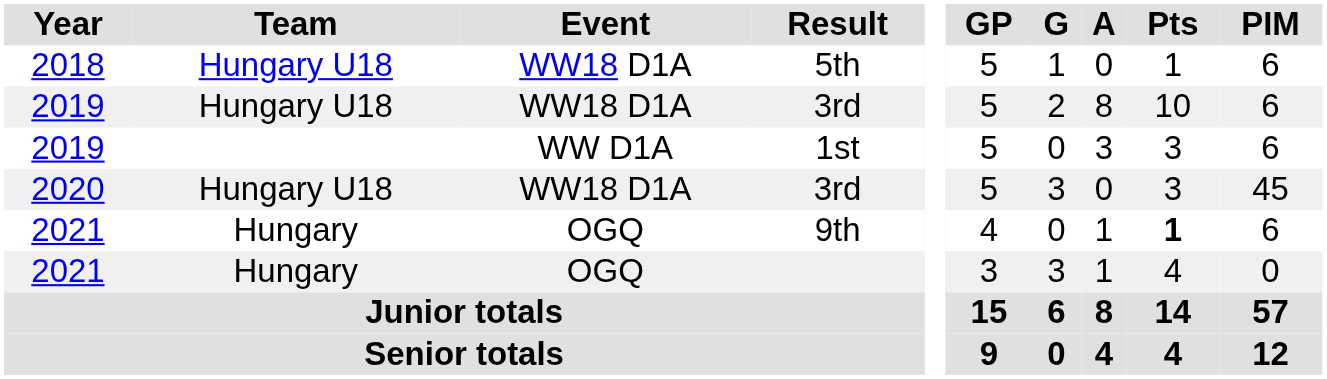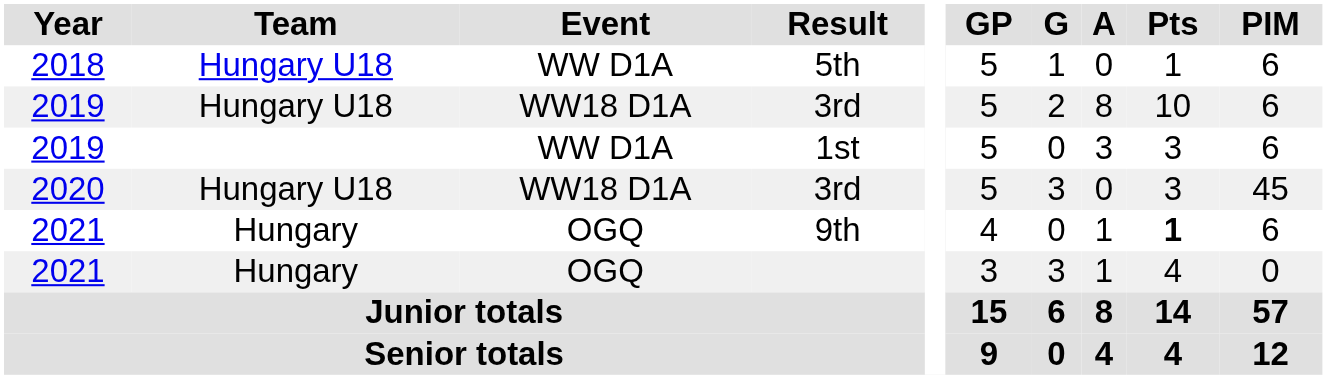(605, 65) WW18 D1A -> (605, 65) WW D1A
